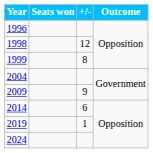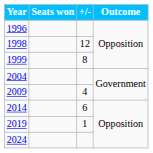(85, 92) 9 -> (85, 92) 4
